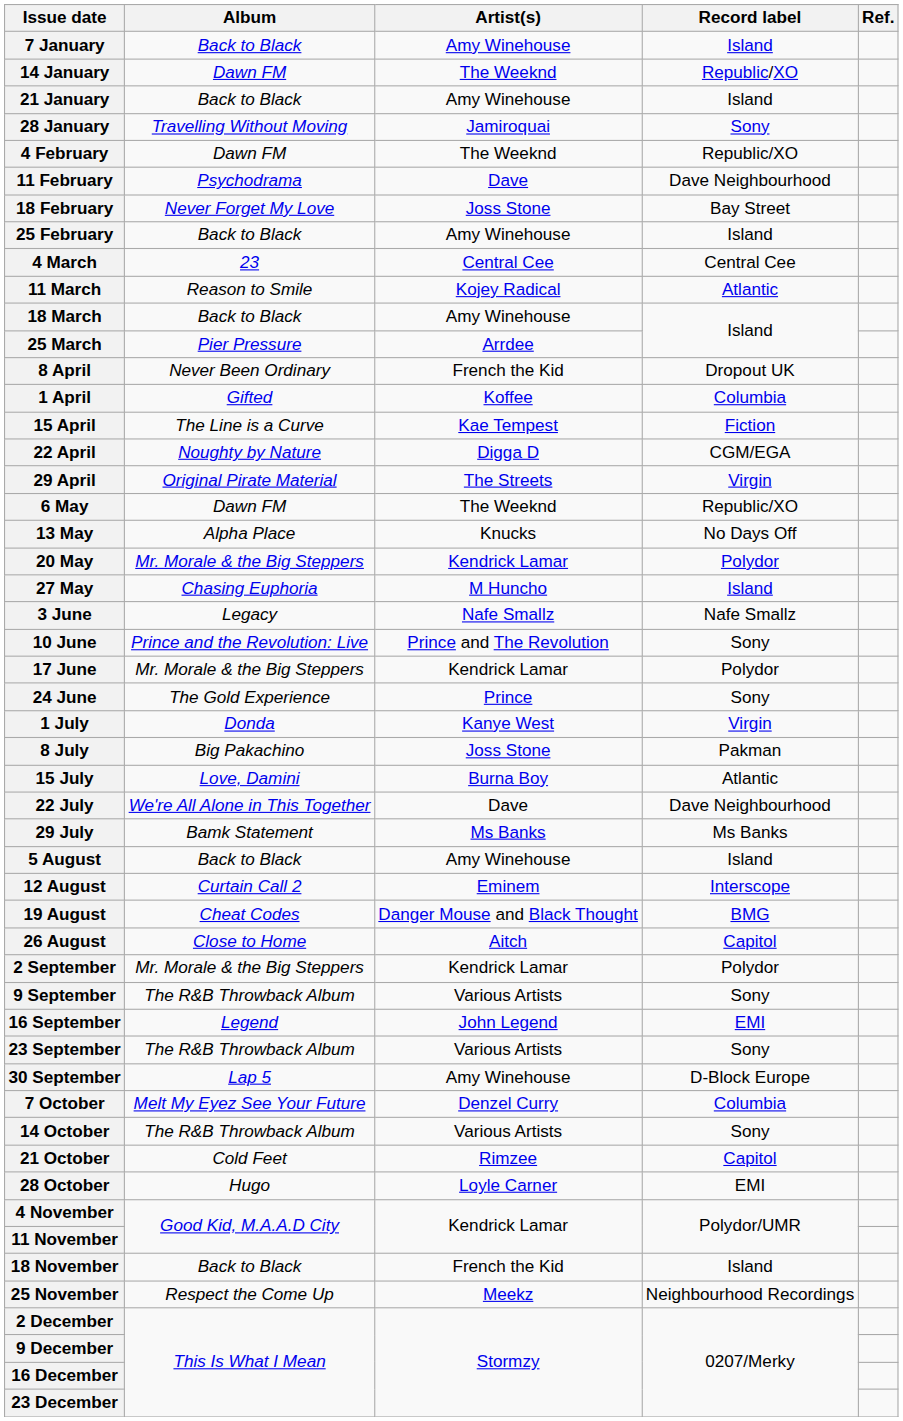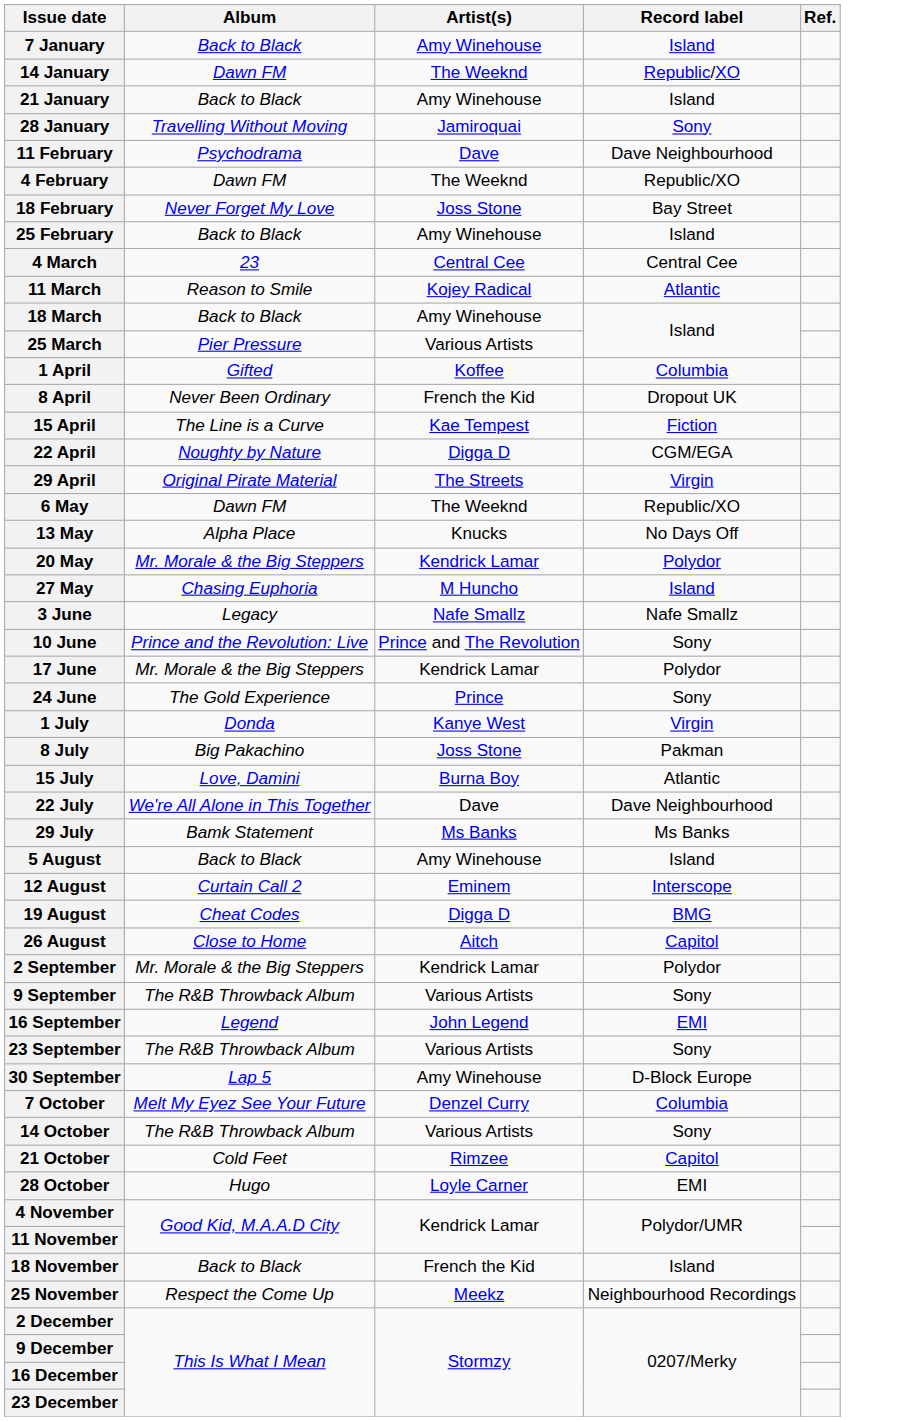rows swapped: (65, 153) <-> (65, 180)
(508, 343) Arrdee -> (479, 343) Various Artists
rows swapped: (65, 398) <-> (65, 371)
(508, 914) Danger Mouse and Black Thought -> (479, 914) Digga D
